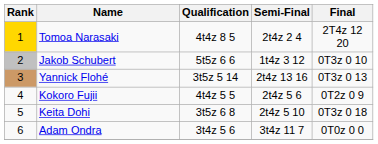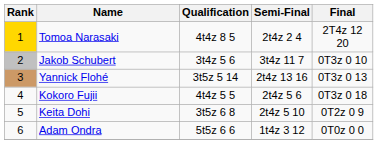(215, 60) 5t5z 6 6 -> (215, 60) 3t4z 5 6
(282, 60) 1t4z 3 12 -> (282, 60) 3t4z 11 7
(343, 95) 0T2z 0 9 -> (343, 95) 0T3z 0 18
(343, 113) 0T3z 0 18 -> (343, 113) 0T2z 0 9
(215, 130) 3t4z 5 6 -> (215, 130) 5t5z 6 6
(282, 130) 3t4z 11 7 -> (282, 130) 1t4z 3 12
